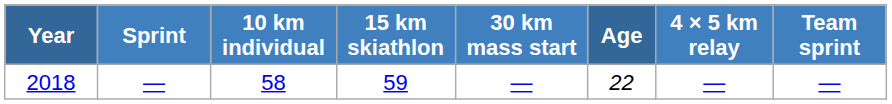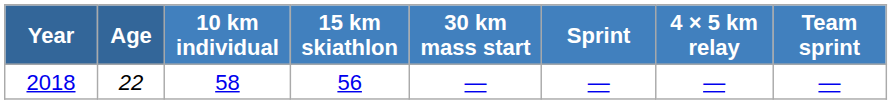columns swapped: (622, 35) <-> (154, 35)
(396, 82) 59 -> (350, 82) 56
